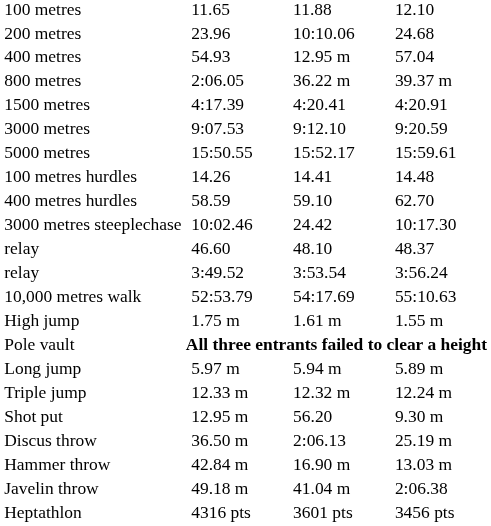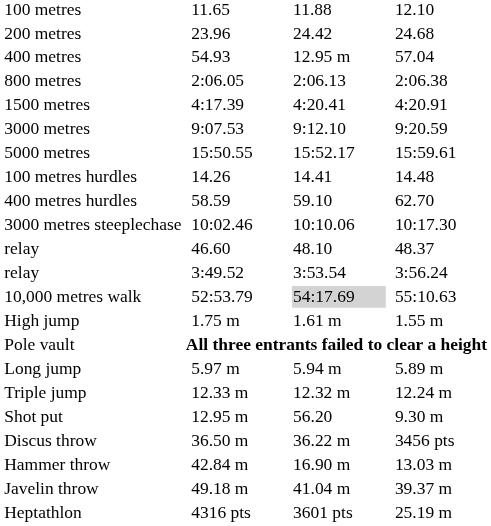(324, 33) 10:10.06 -> (313, 33) 24.42
(322, 80) 36.22 m -> (319, 80) 2:06.13
(423, 80) 39.37 m -> (421, 80) 2:06.38
(313, 224) 24.42 -> (324, 224) 10:10.06
(324, 296) no background -> (324, 296) lightgrey background
(319, 440) 2:06.13 -> (322, 440) 36.22 m
(423, 440) 25.19 m -> (425, 440) 3456 pts
(421, 488) 2:06.38 -> (423, 488) 39.37 m
(425, 512) 3456 pts -> (423, 512) 25.19 m
